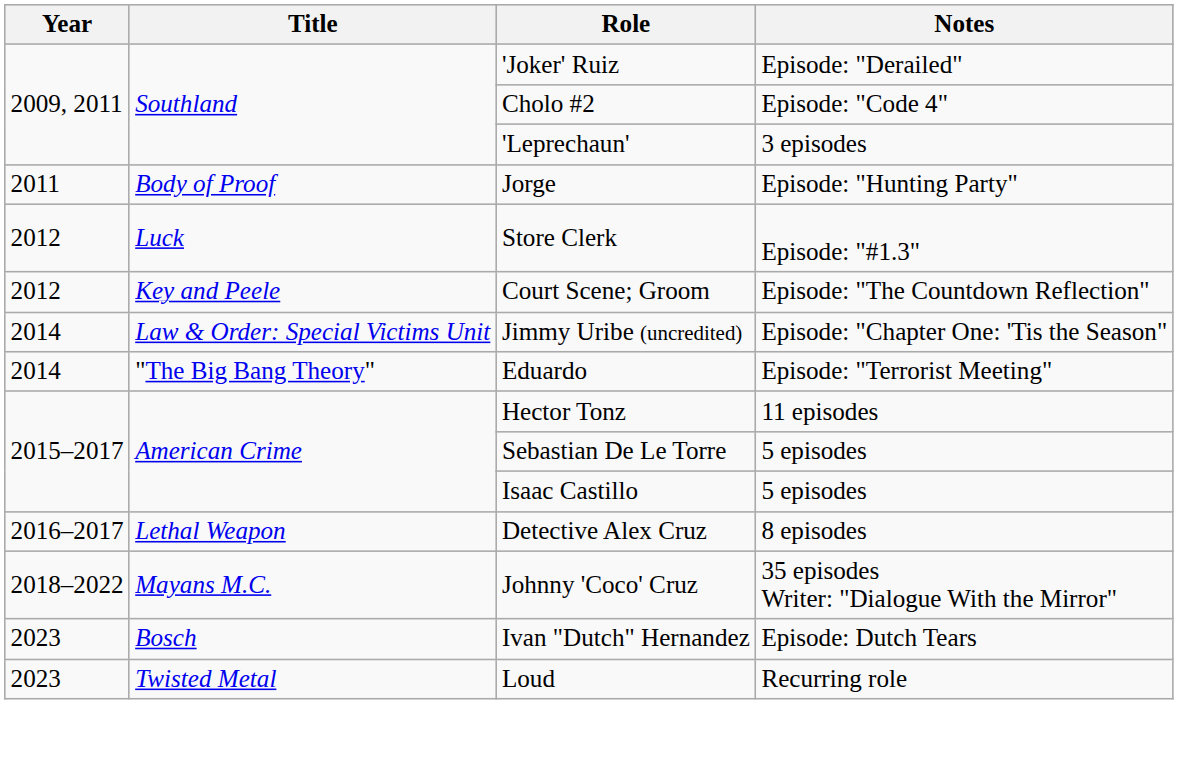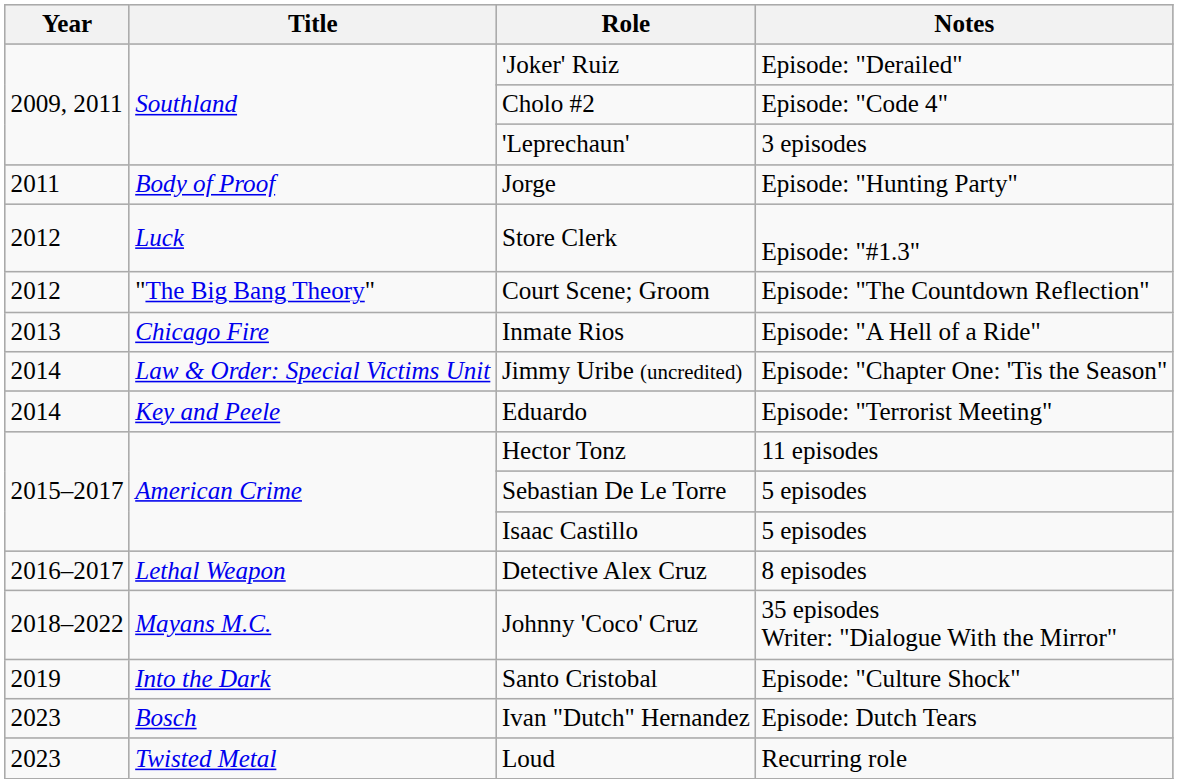(208, 291) Key and Peele -> (255, 291) "The Big Bang Theory"
+ row: (563, 331)
(255, 371) "The Big Bang Theory" -> (208, 411) Key and Peele
+ row: (580, 678)
